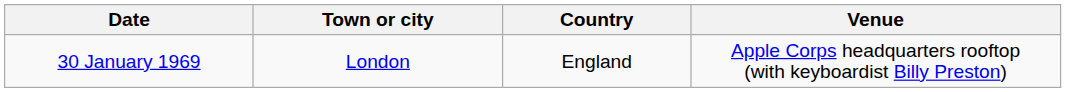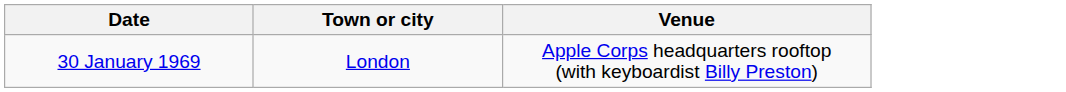- column: (597, 19)
